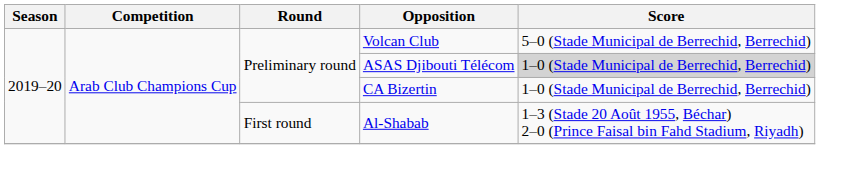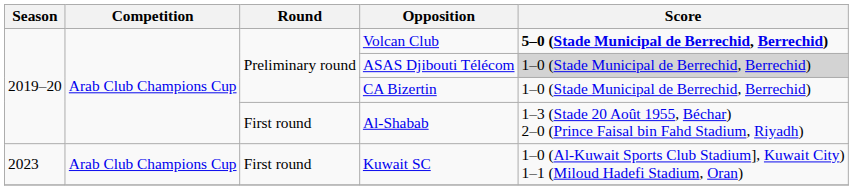(666, 41) normal -> (675, 41) bold
+ row: (397, 164)
